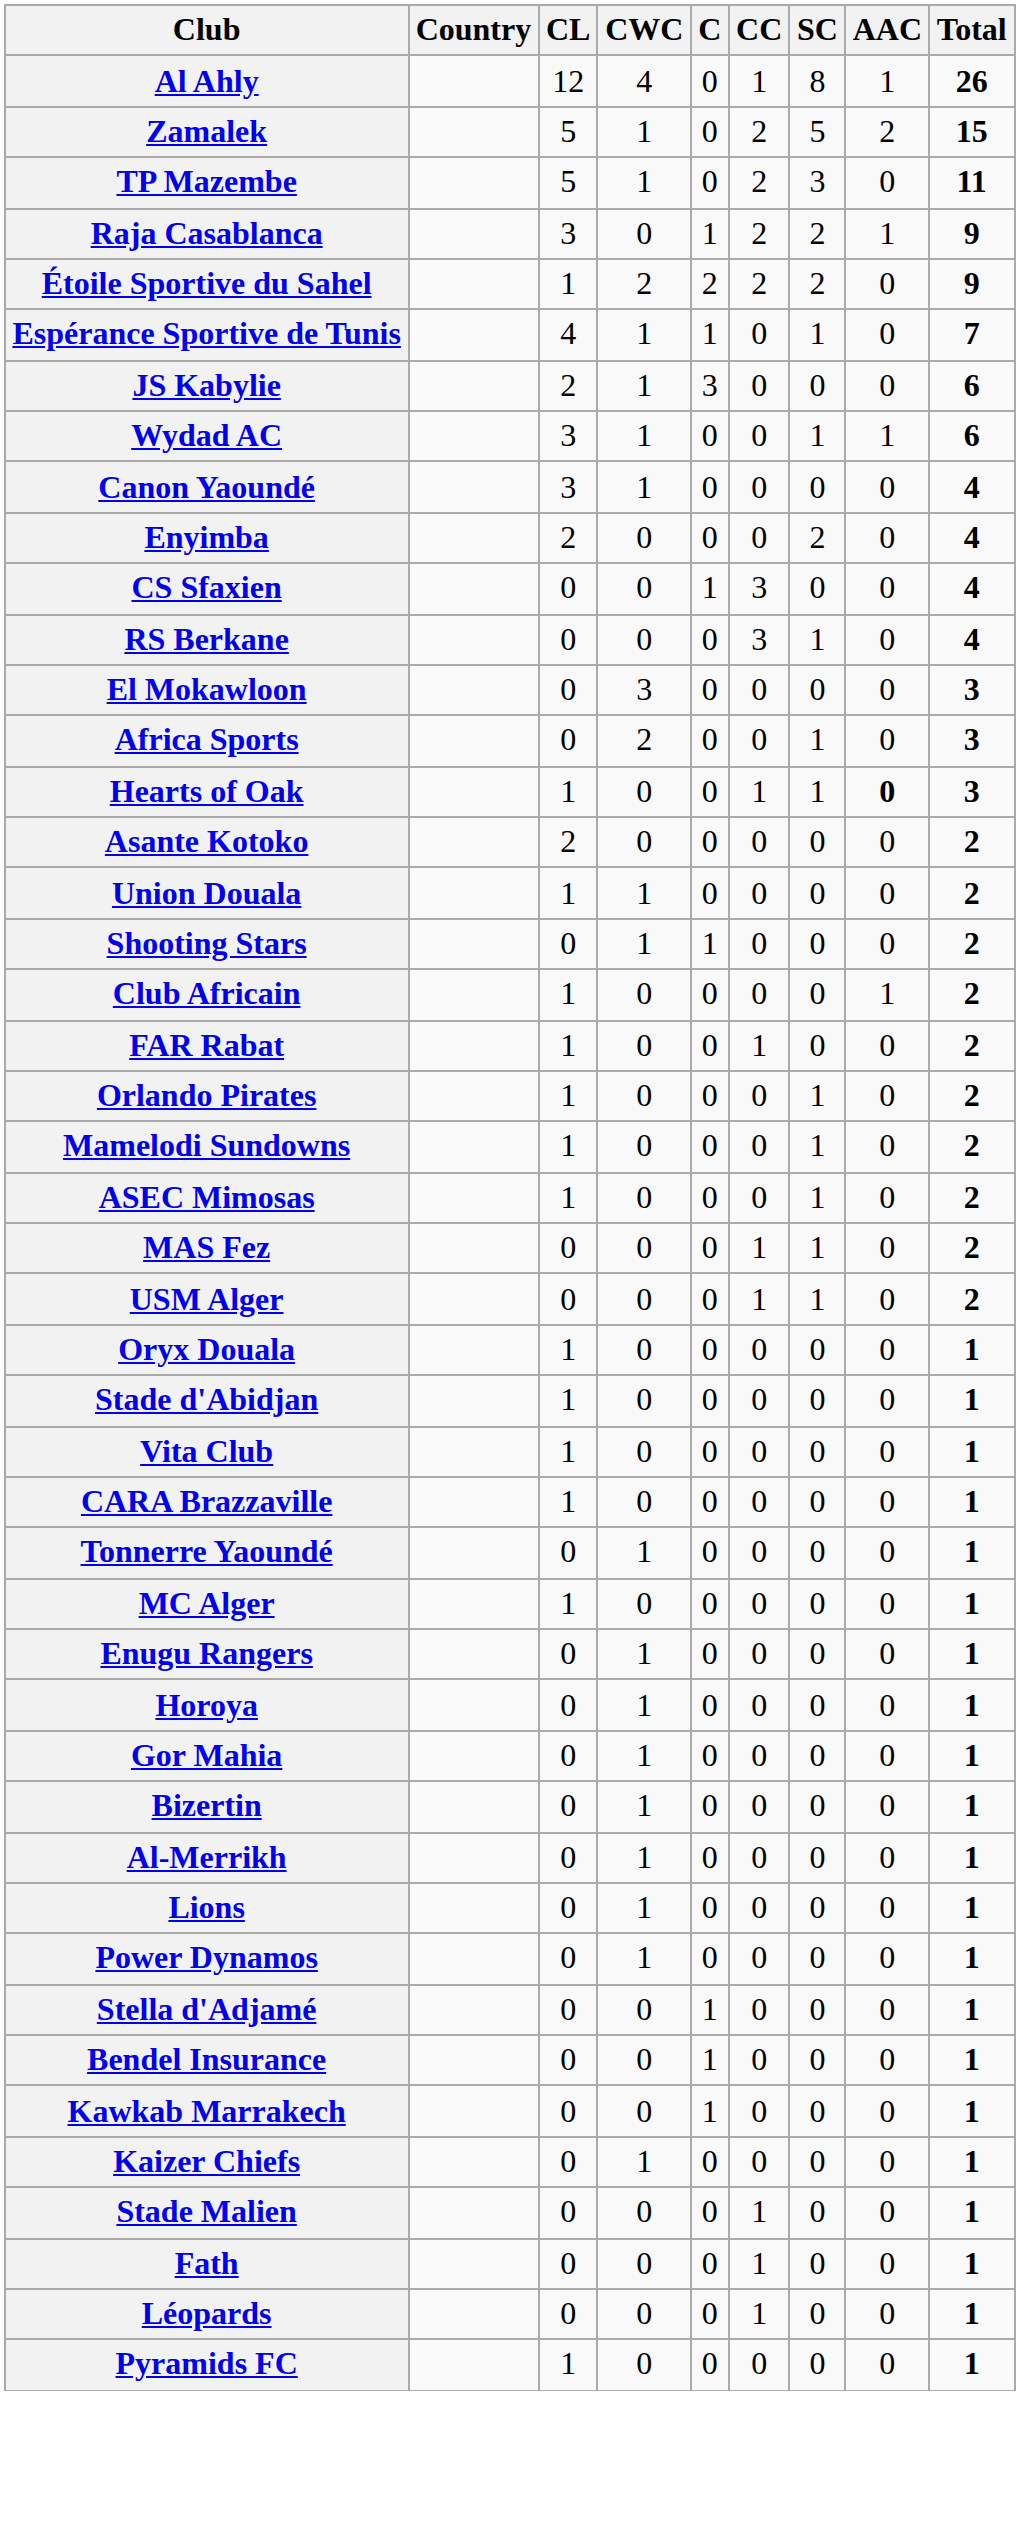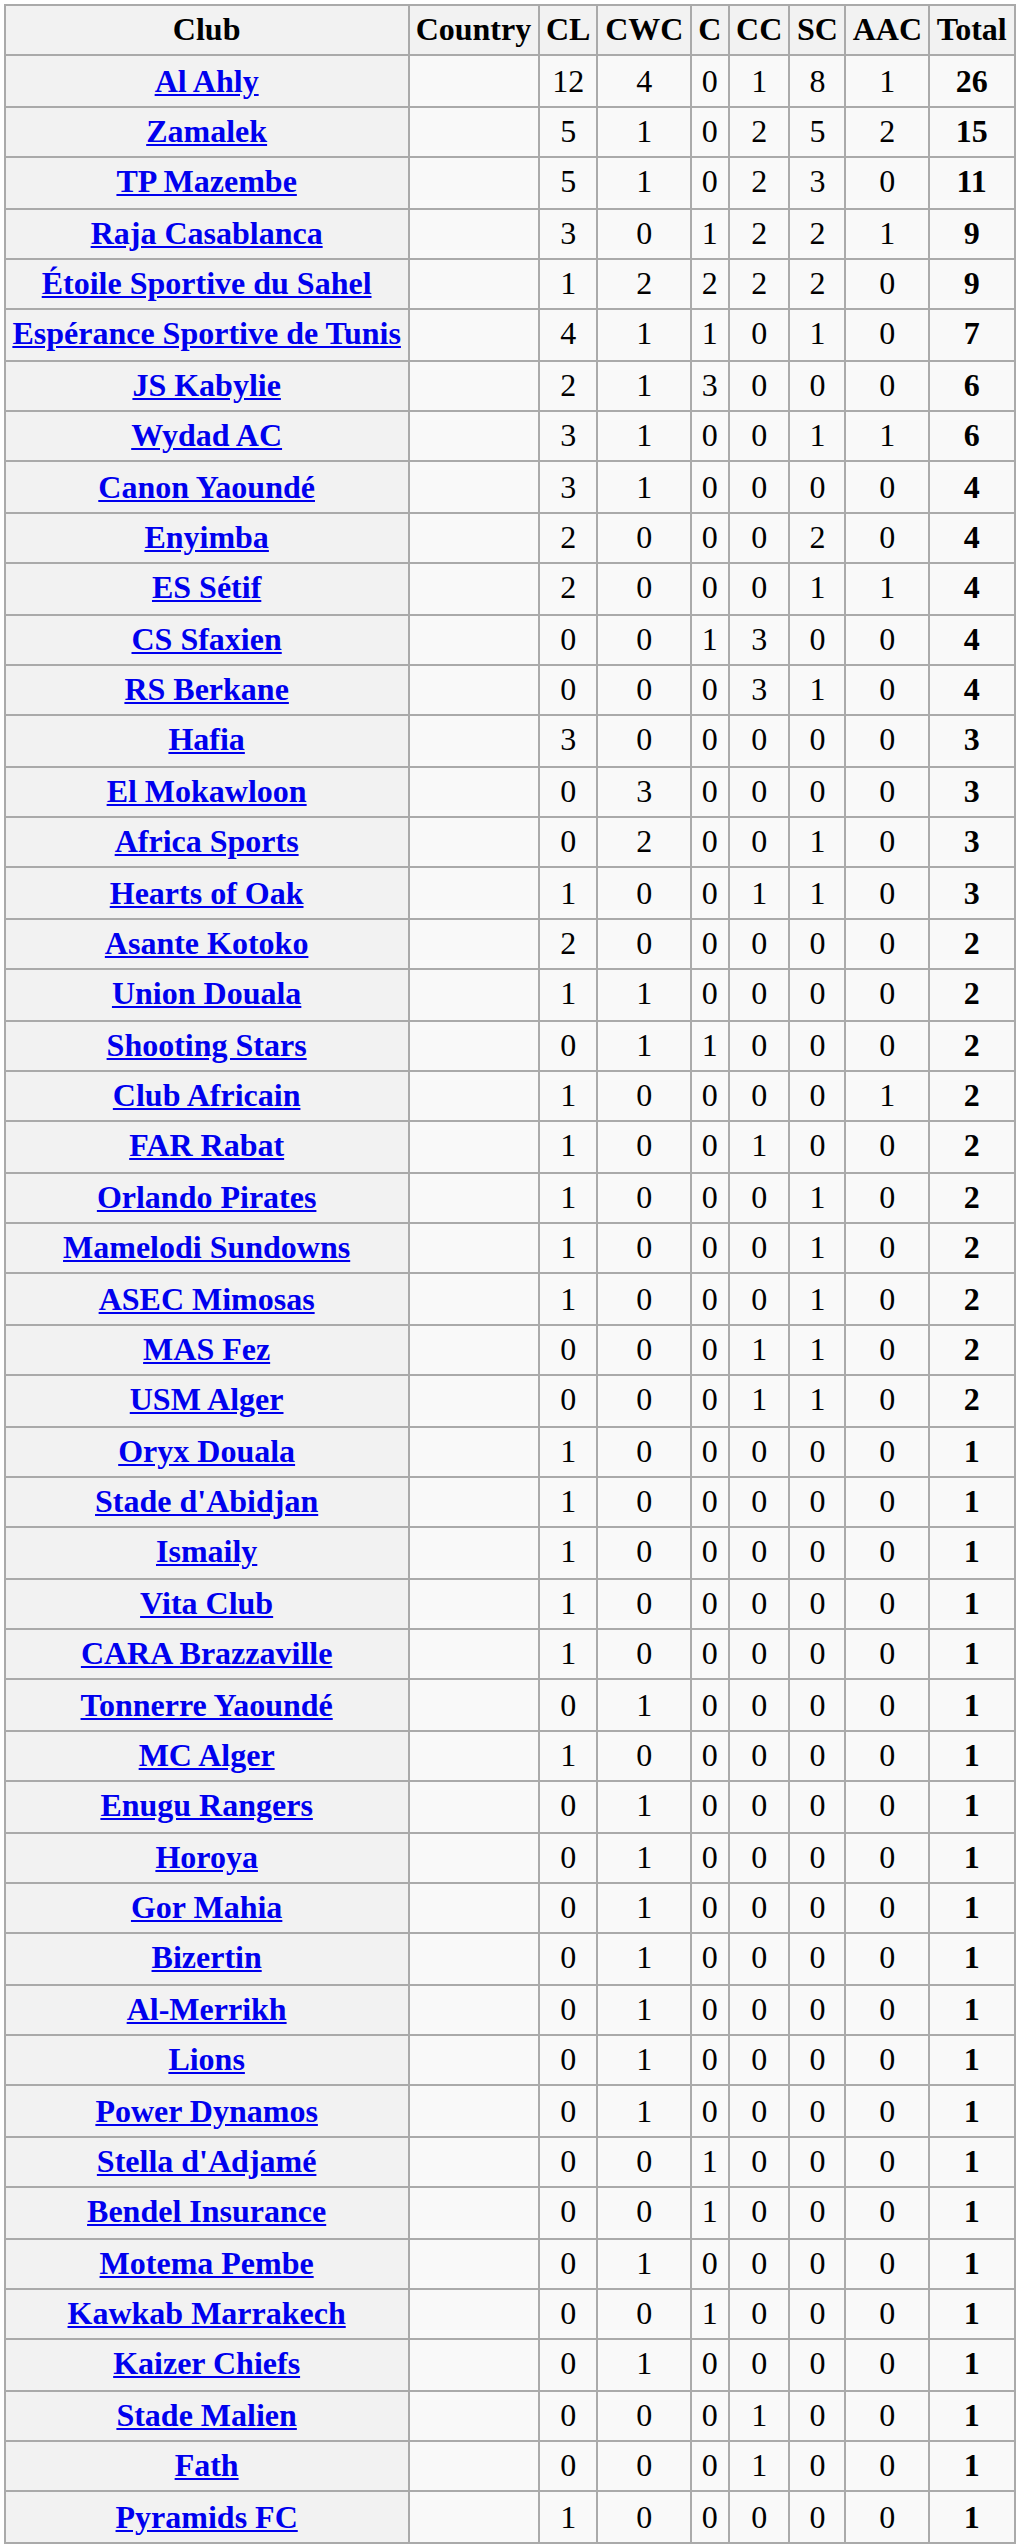+ row: (207, 588)
+ row: (207, 740)
(887, 791) bold -> (887, 892) normal
+ row: (207, 1552)
+ row: (207, 2262)
- row: (207, 2313)
